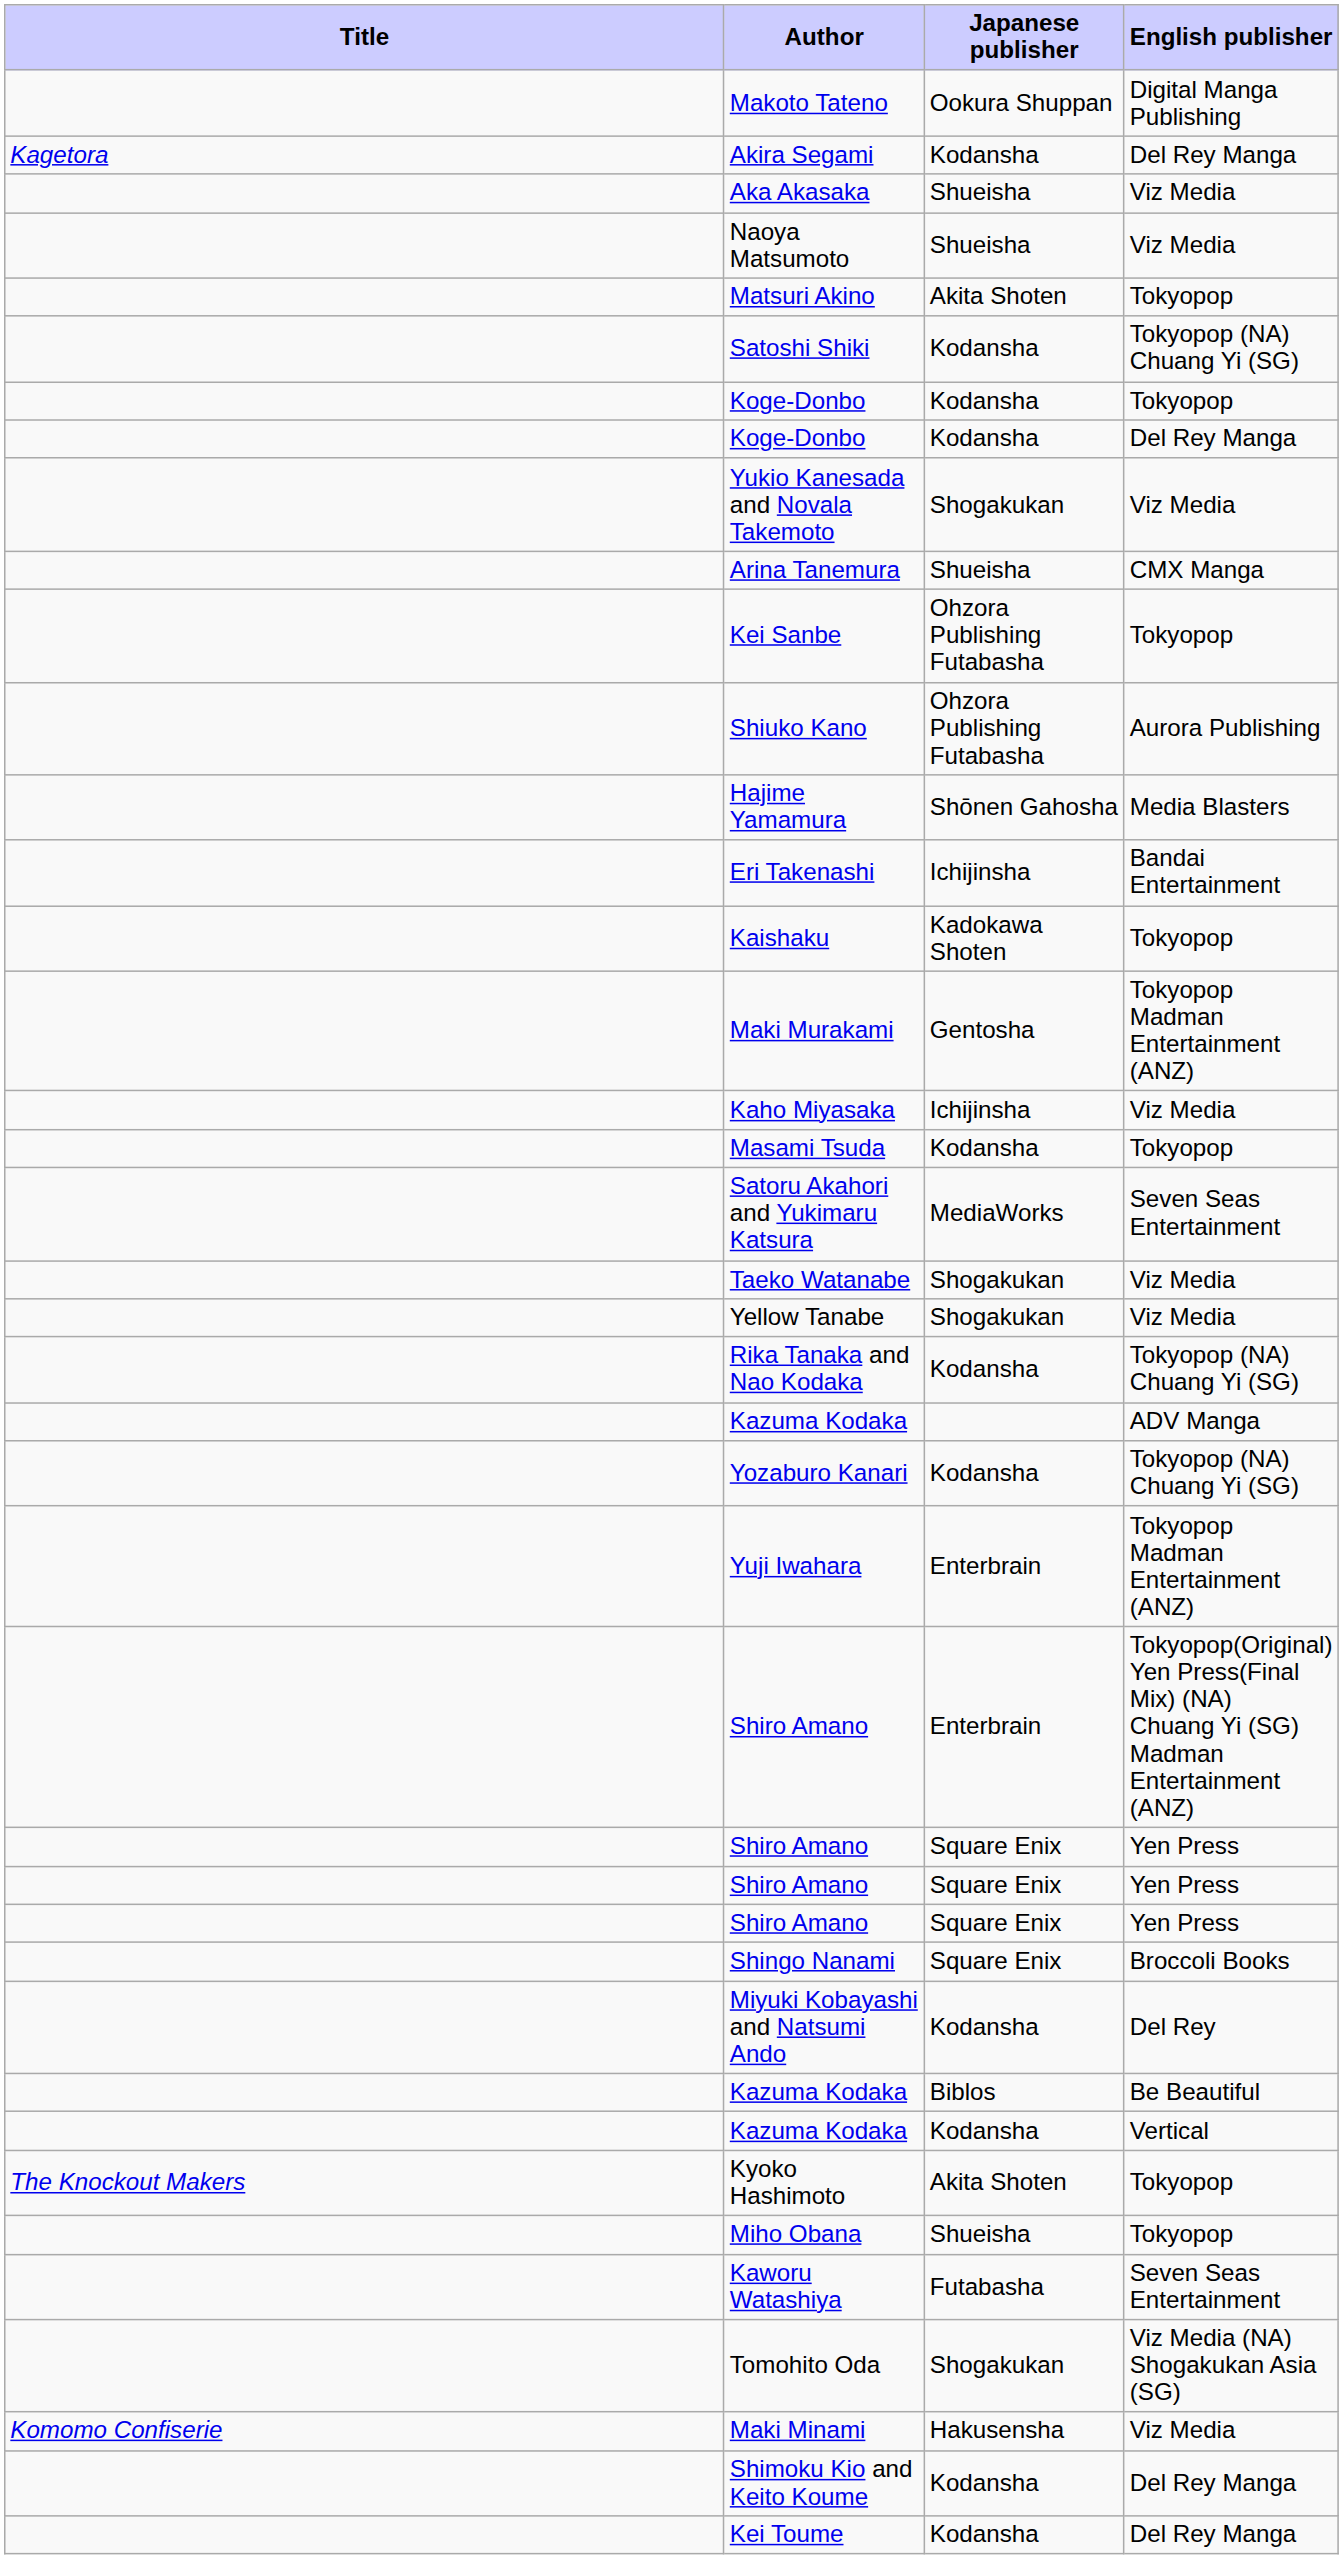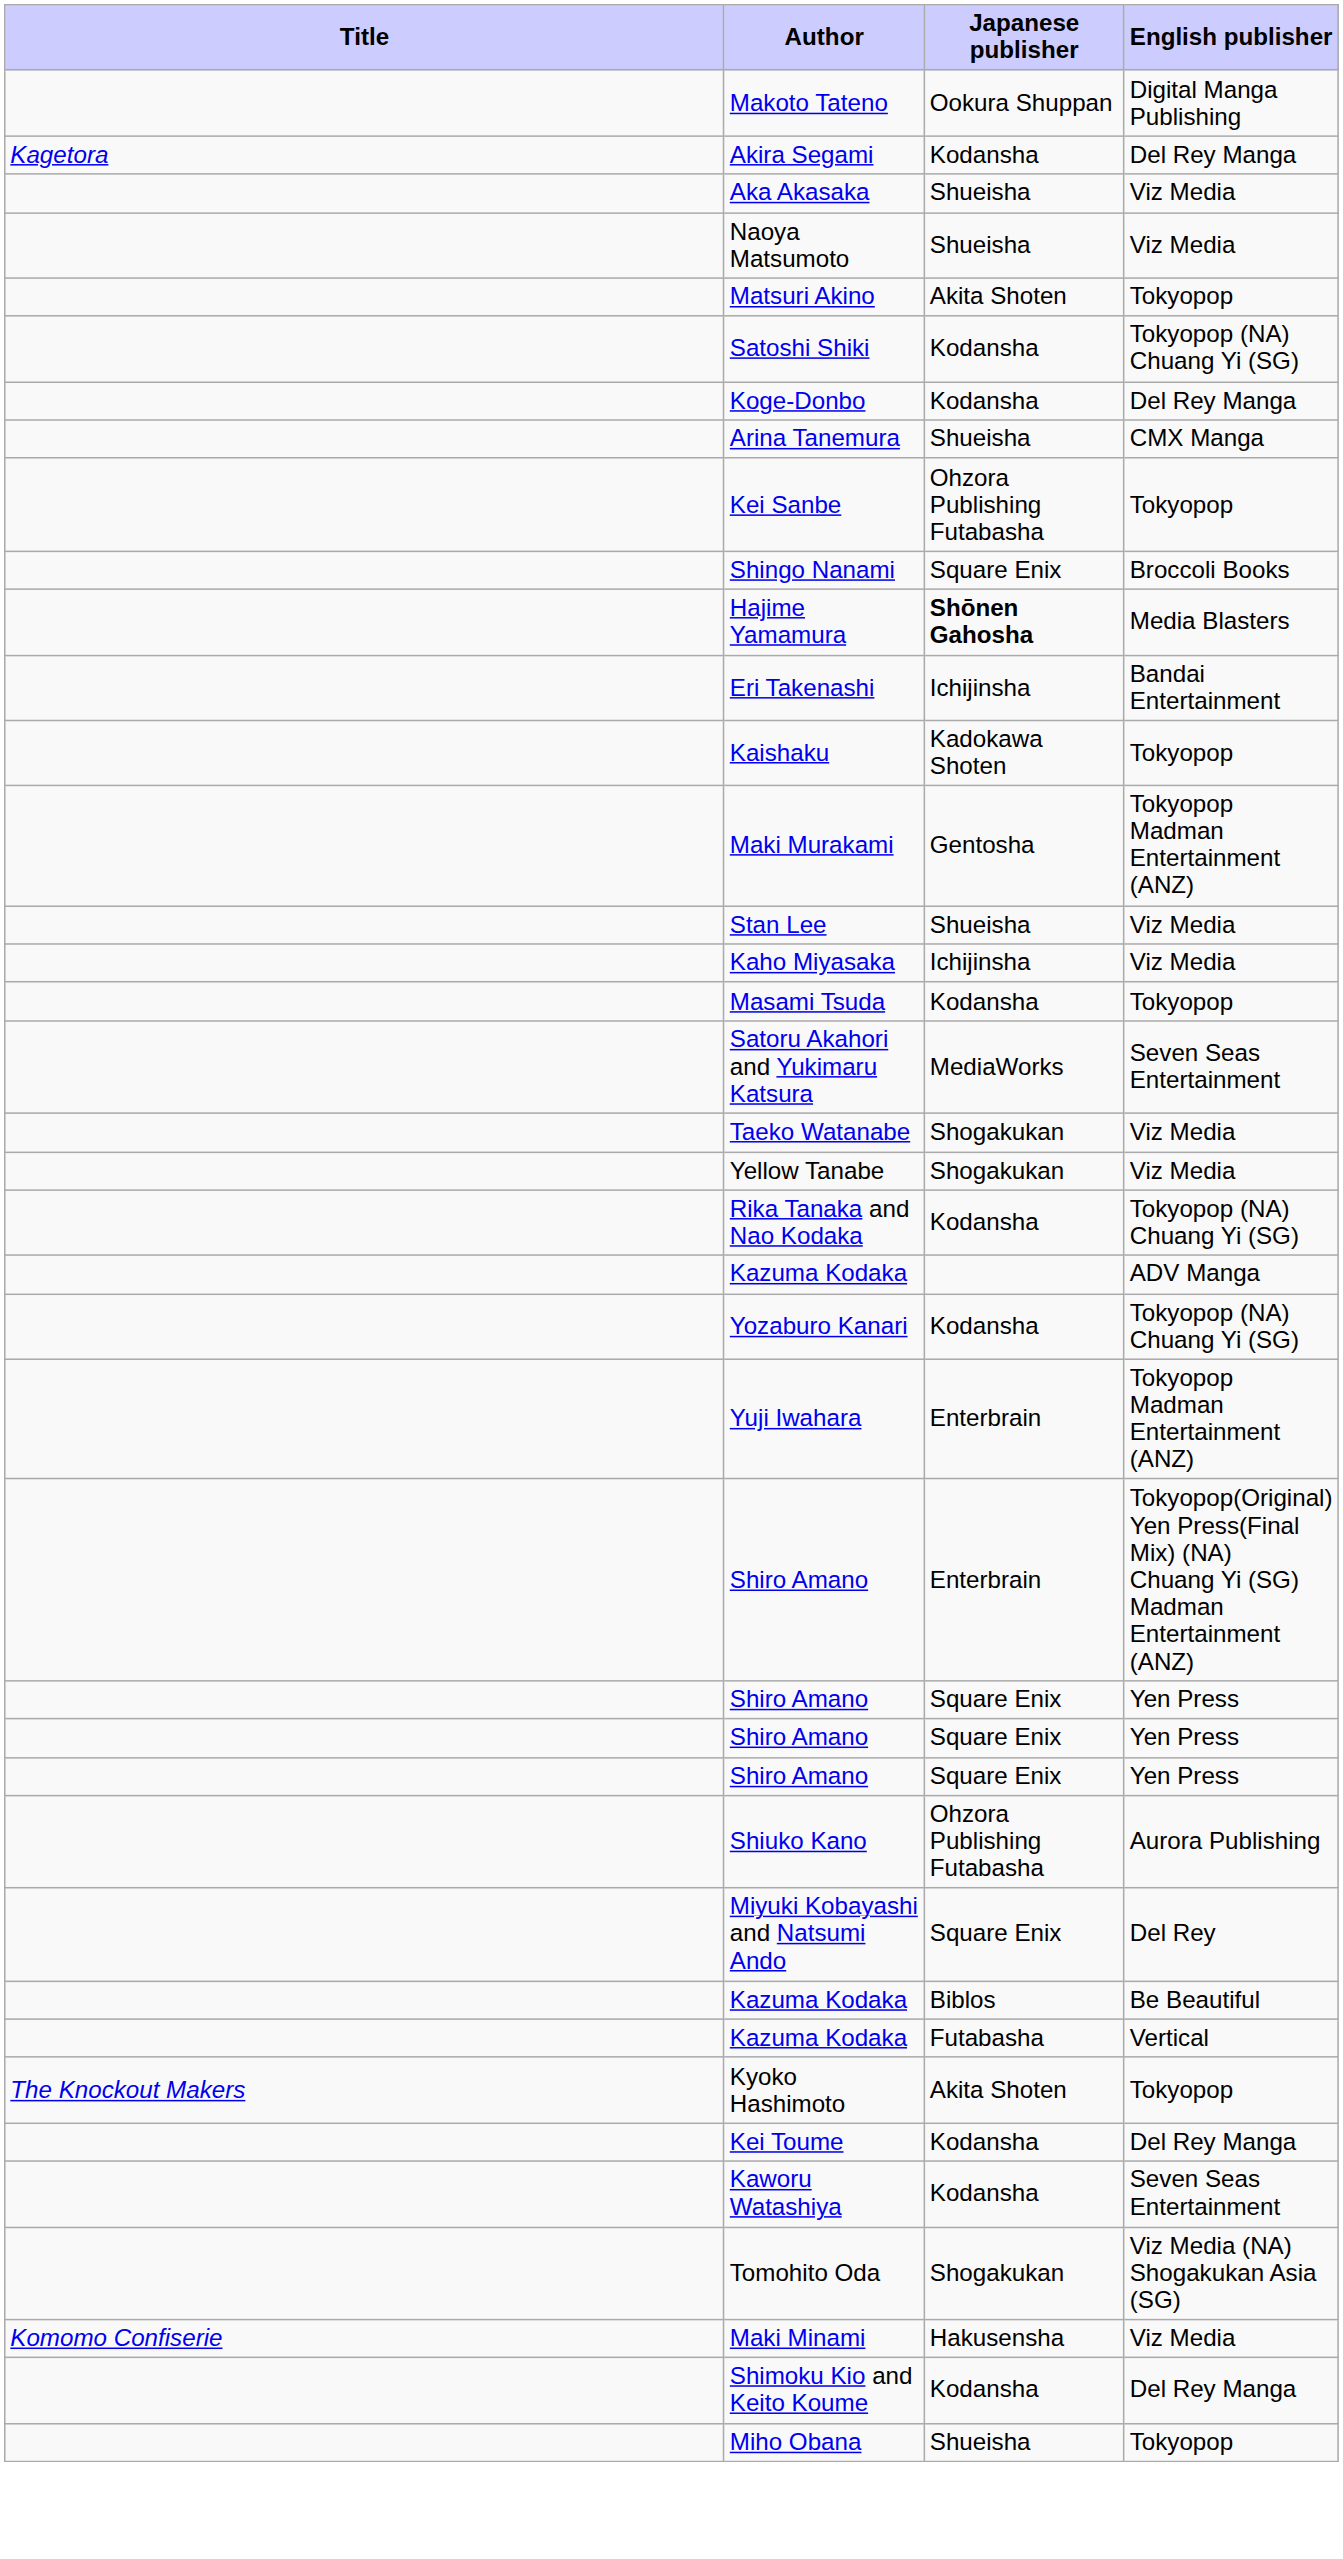- row: (798, 400)
- row: (817, 504)
rows swapped: (812, 1961) <-> (798, 728)
(1024, 807) normal -> (981, 621) bold
+ row: (778, 924)
(984, 2026) Kodansha -> (996, 1934) Square Enix
(984, 2130) Kodansha -> (987, 2037) Futabasha
rows swapped: (796, 2234) <-> (787, 2534)
(987, 2286) Futabasha -> (984, 2193) Kodansha
